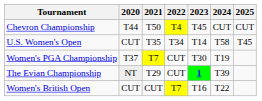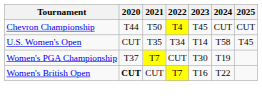- row: (54, 73)
(131, 88) normal -> (131, 73) bold
